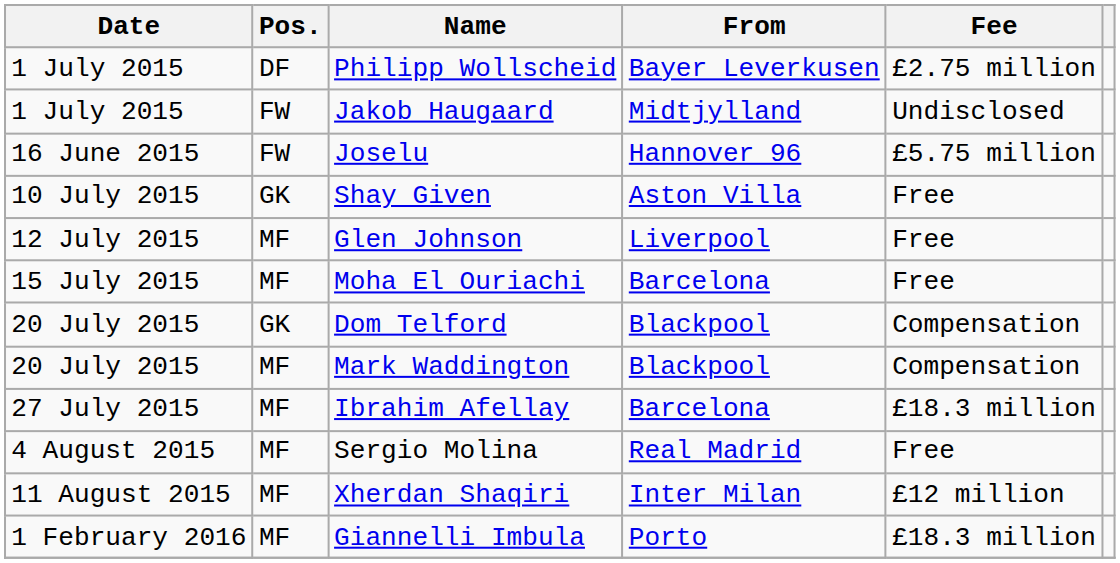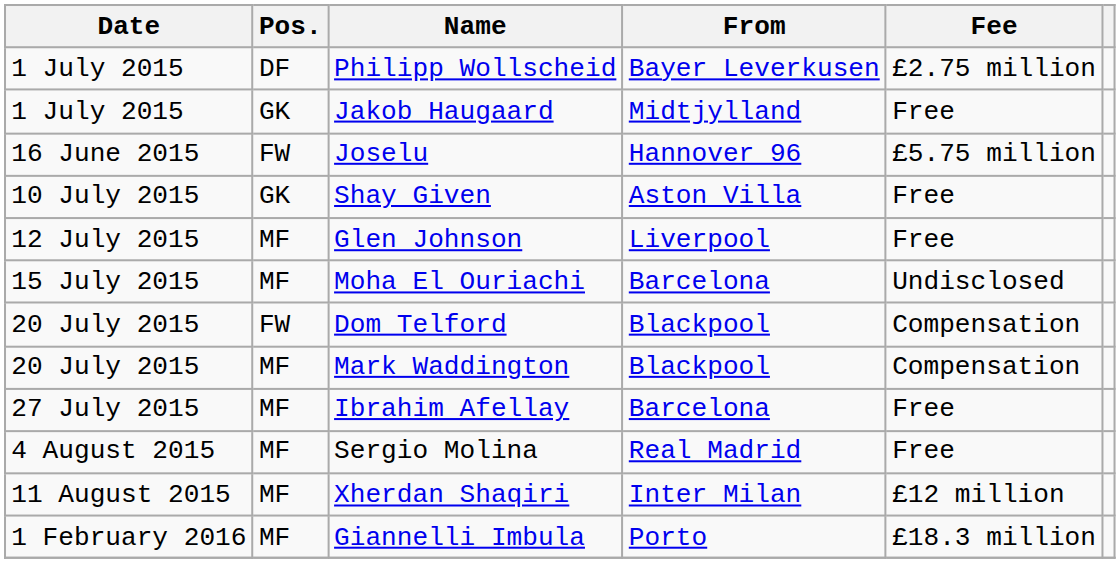(275, 111) FW -> (275, 111) GK
(978, 111) Undisclosed -> (924, 111) Free
(924, 282) Free -> (978, 282) Undisclosed
(275, 324) GK -> (275, 324) FW
(994, 410) £18.3 million -> (924, 410) Free
